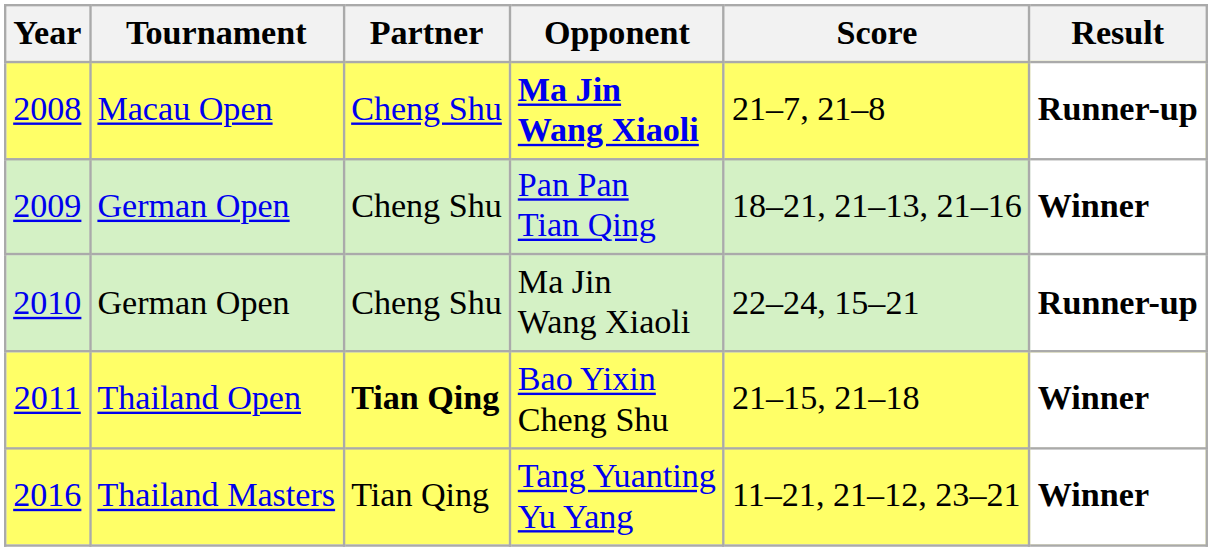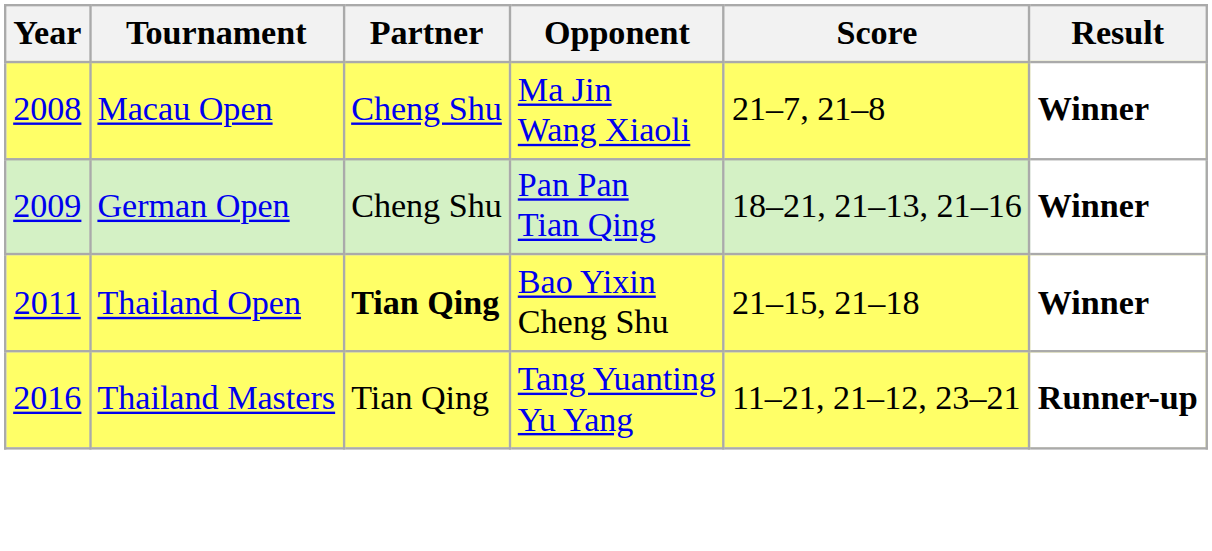(608, 109) bold -> (604, 109) normal
(1118, 109) Runner-up -> (1093, 109) Winner
- row: (47, 302)
(1093, 495) Winner -> (1118, 399) Runner-up
